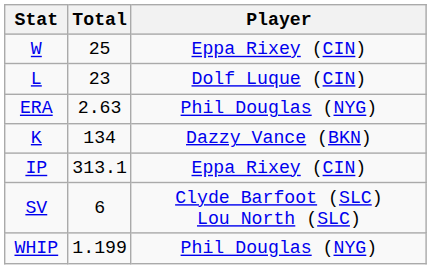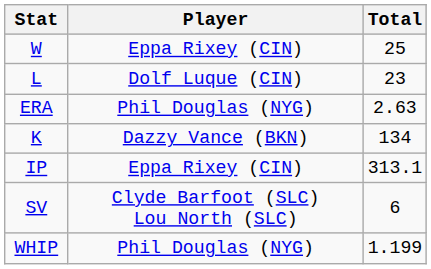columns swapped: (279, 20) <-> (100, 20)
